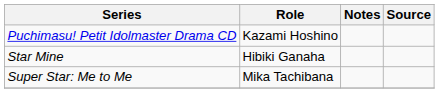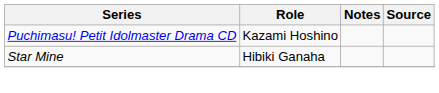- row: (70, 77)
